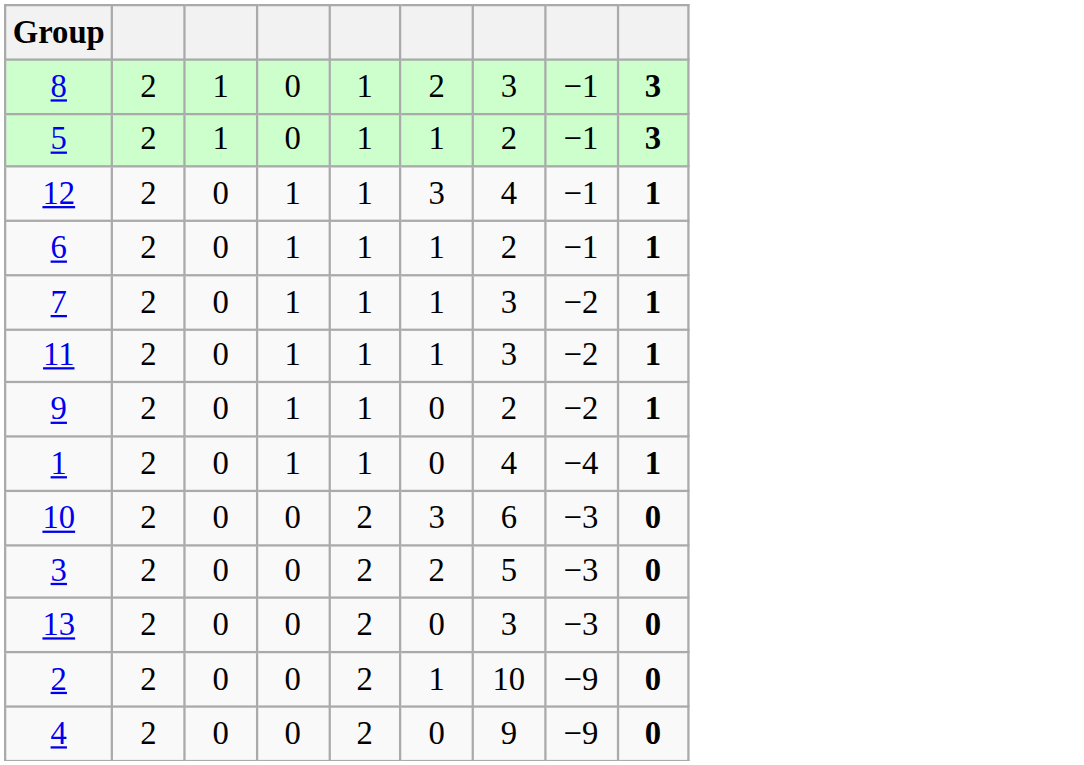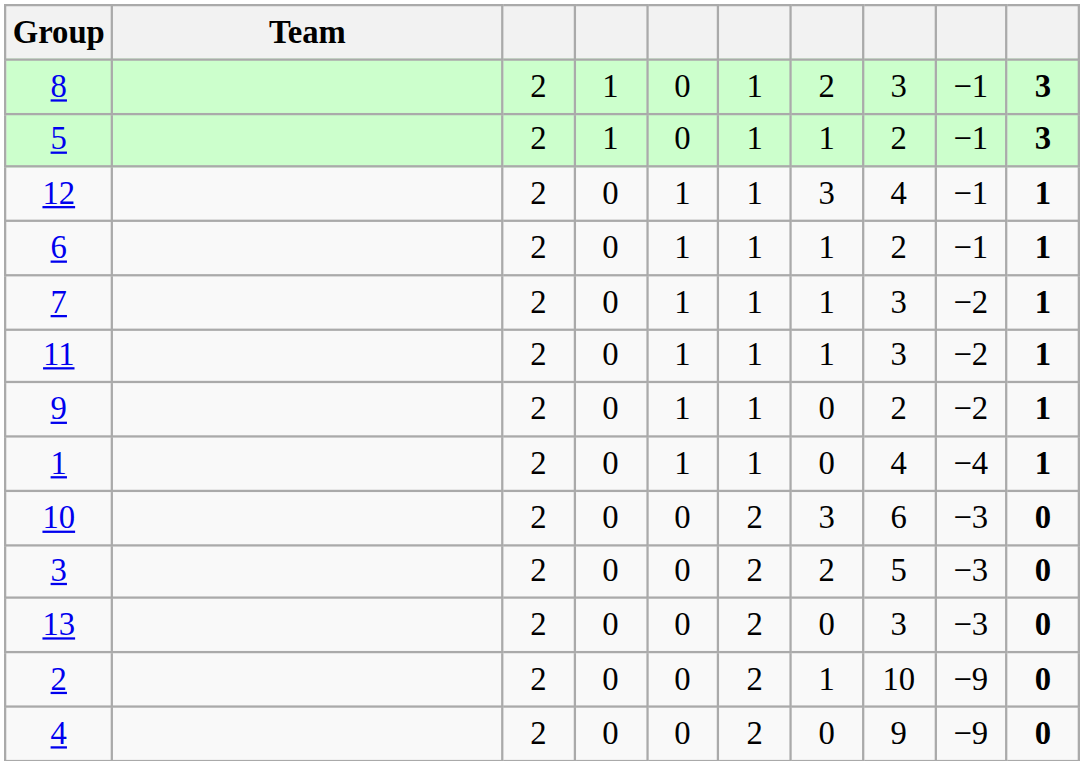+ column: (307, 31)
